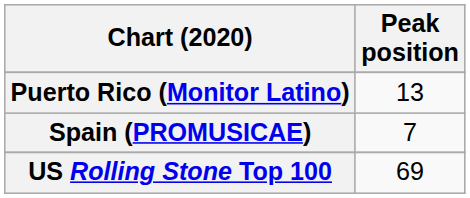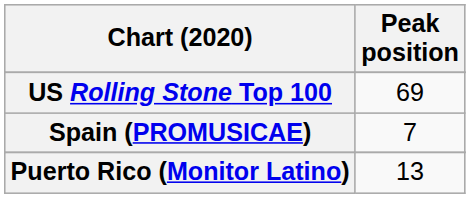rows swapped: (180, 92) <-> (180, 172)
